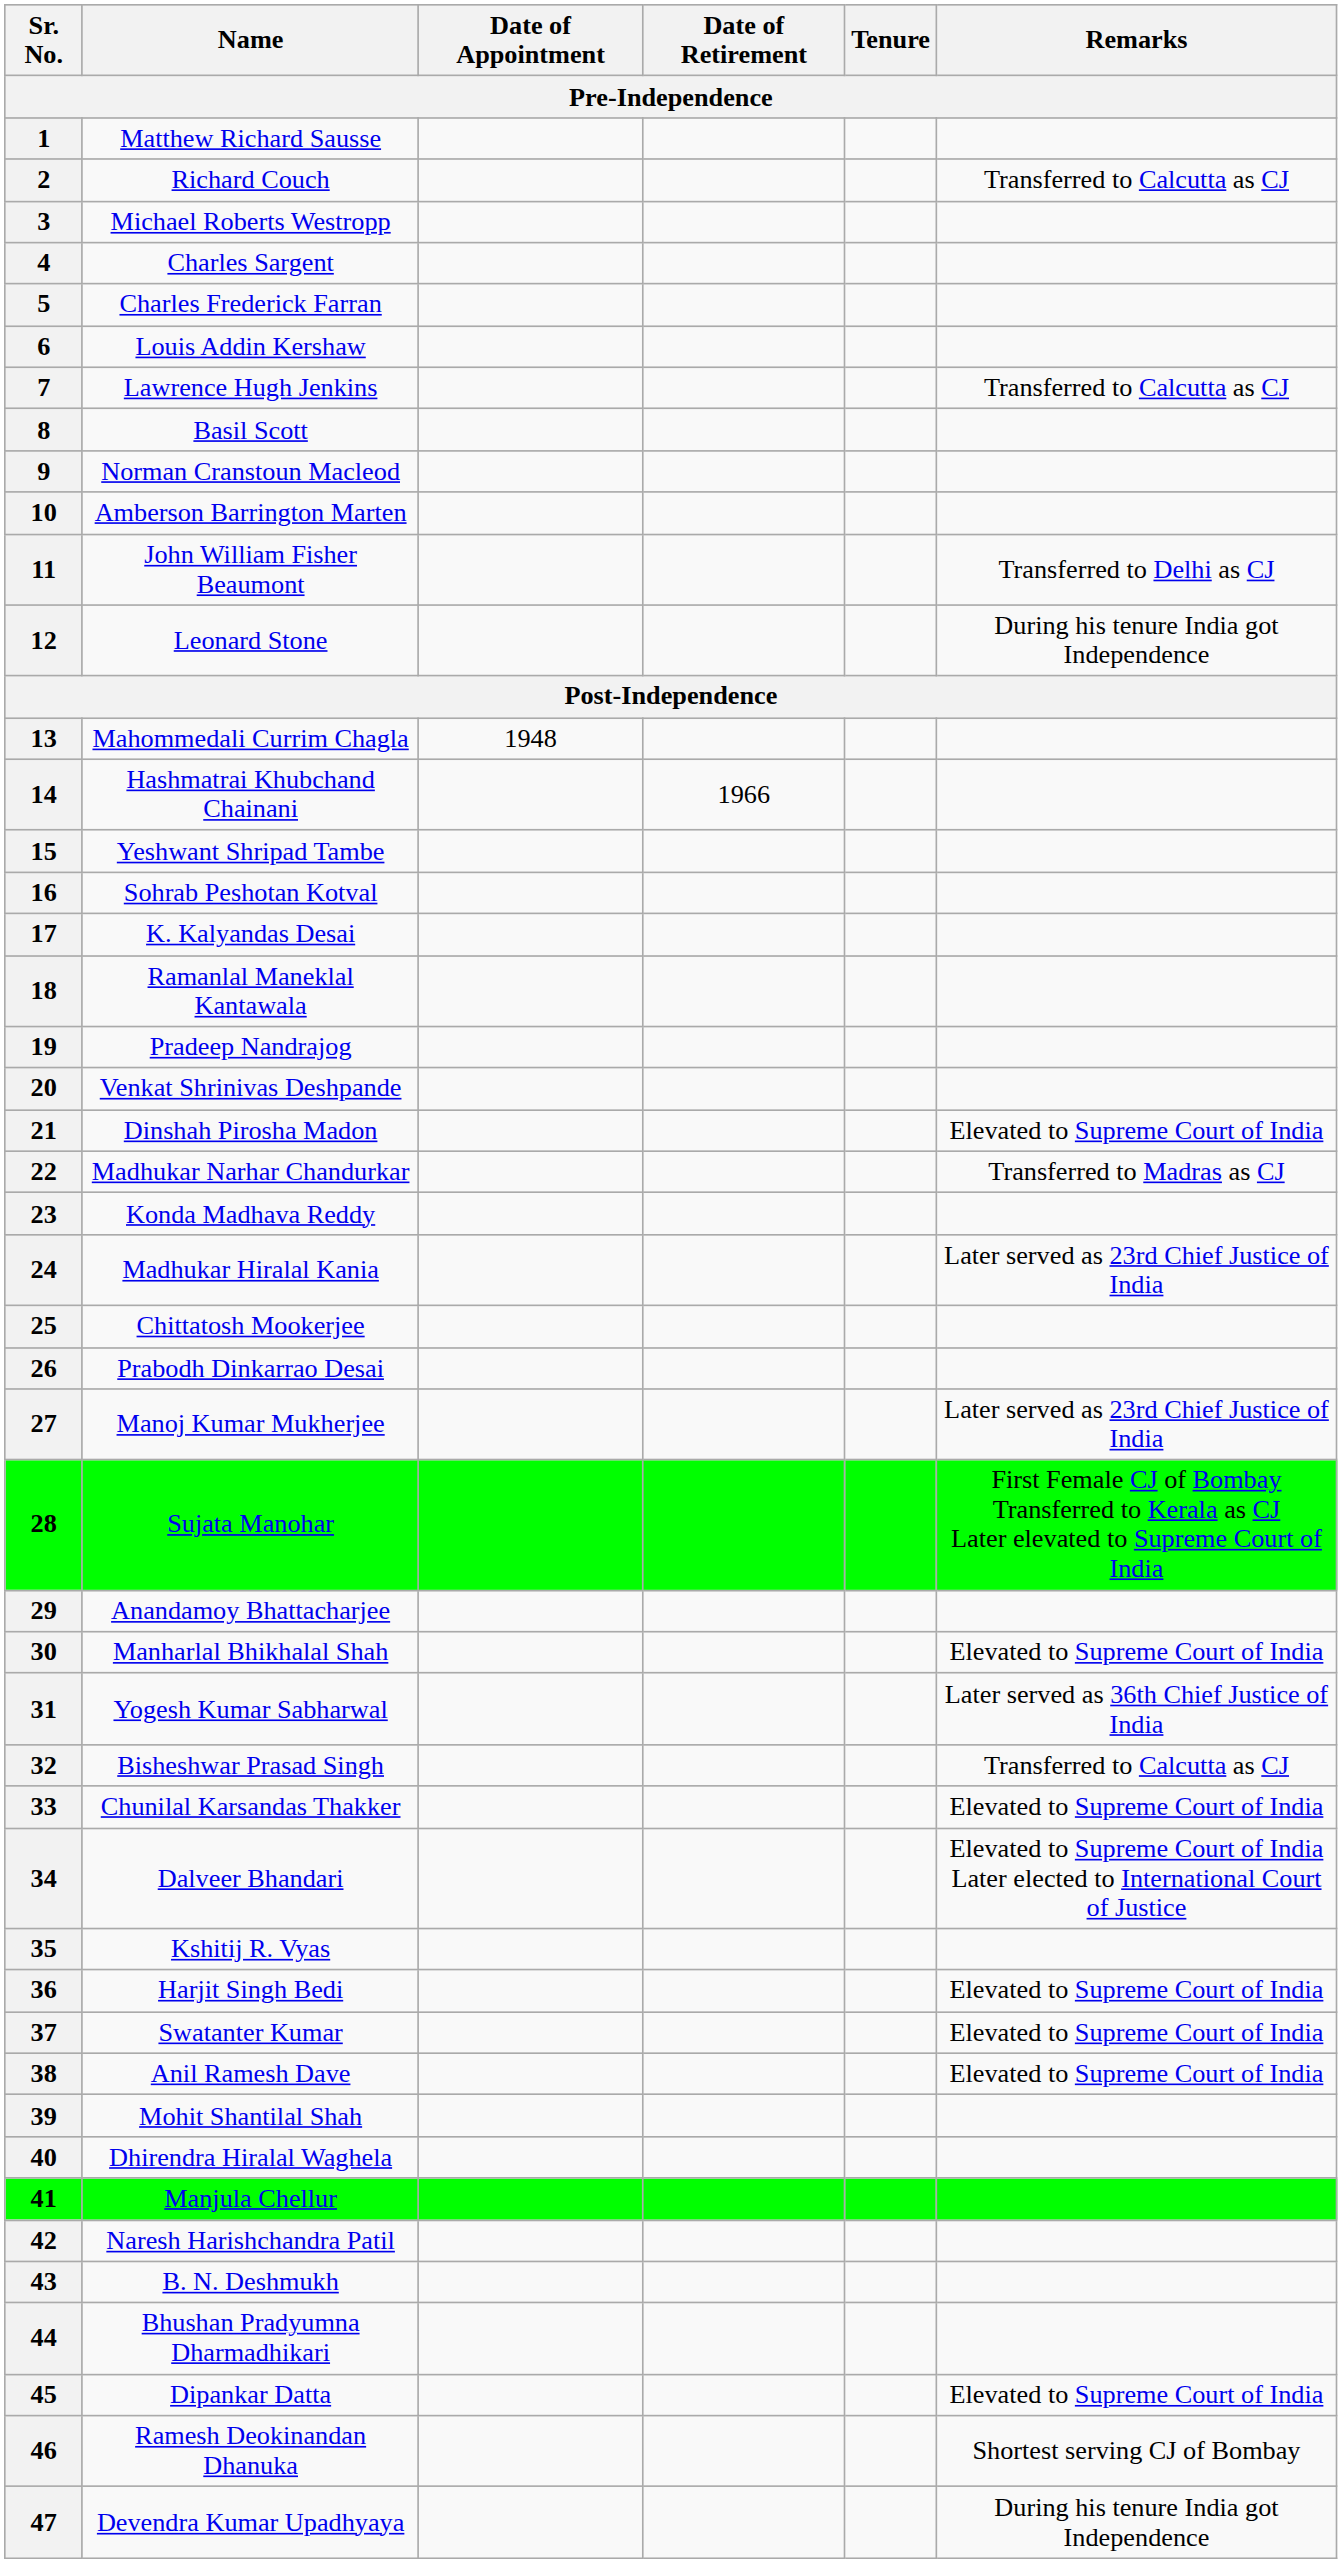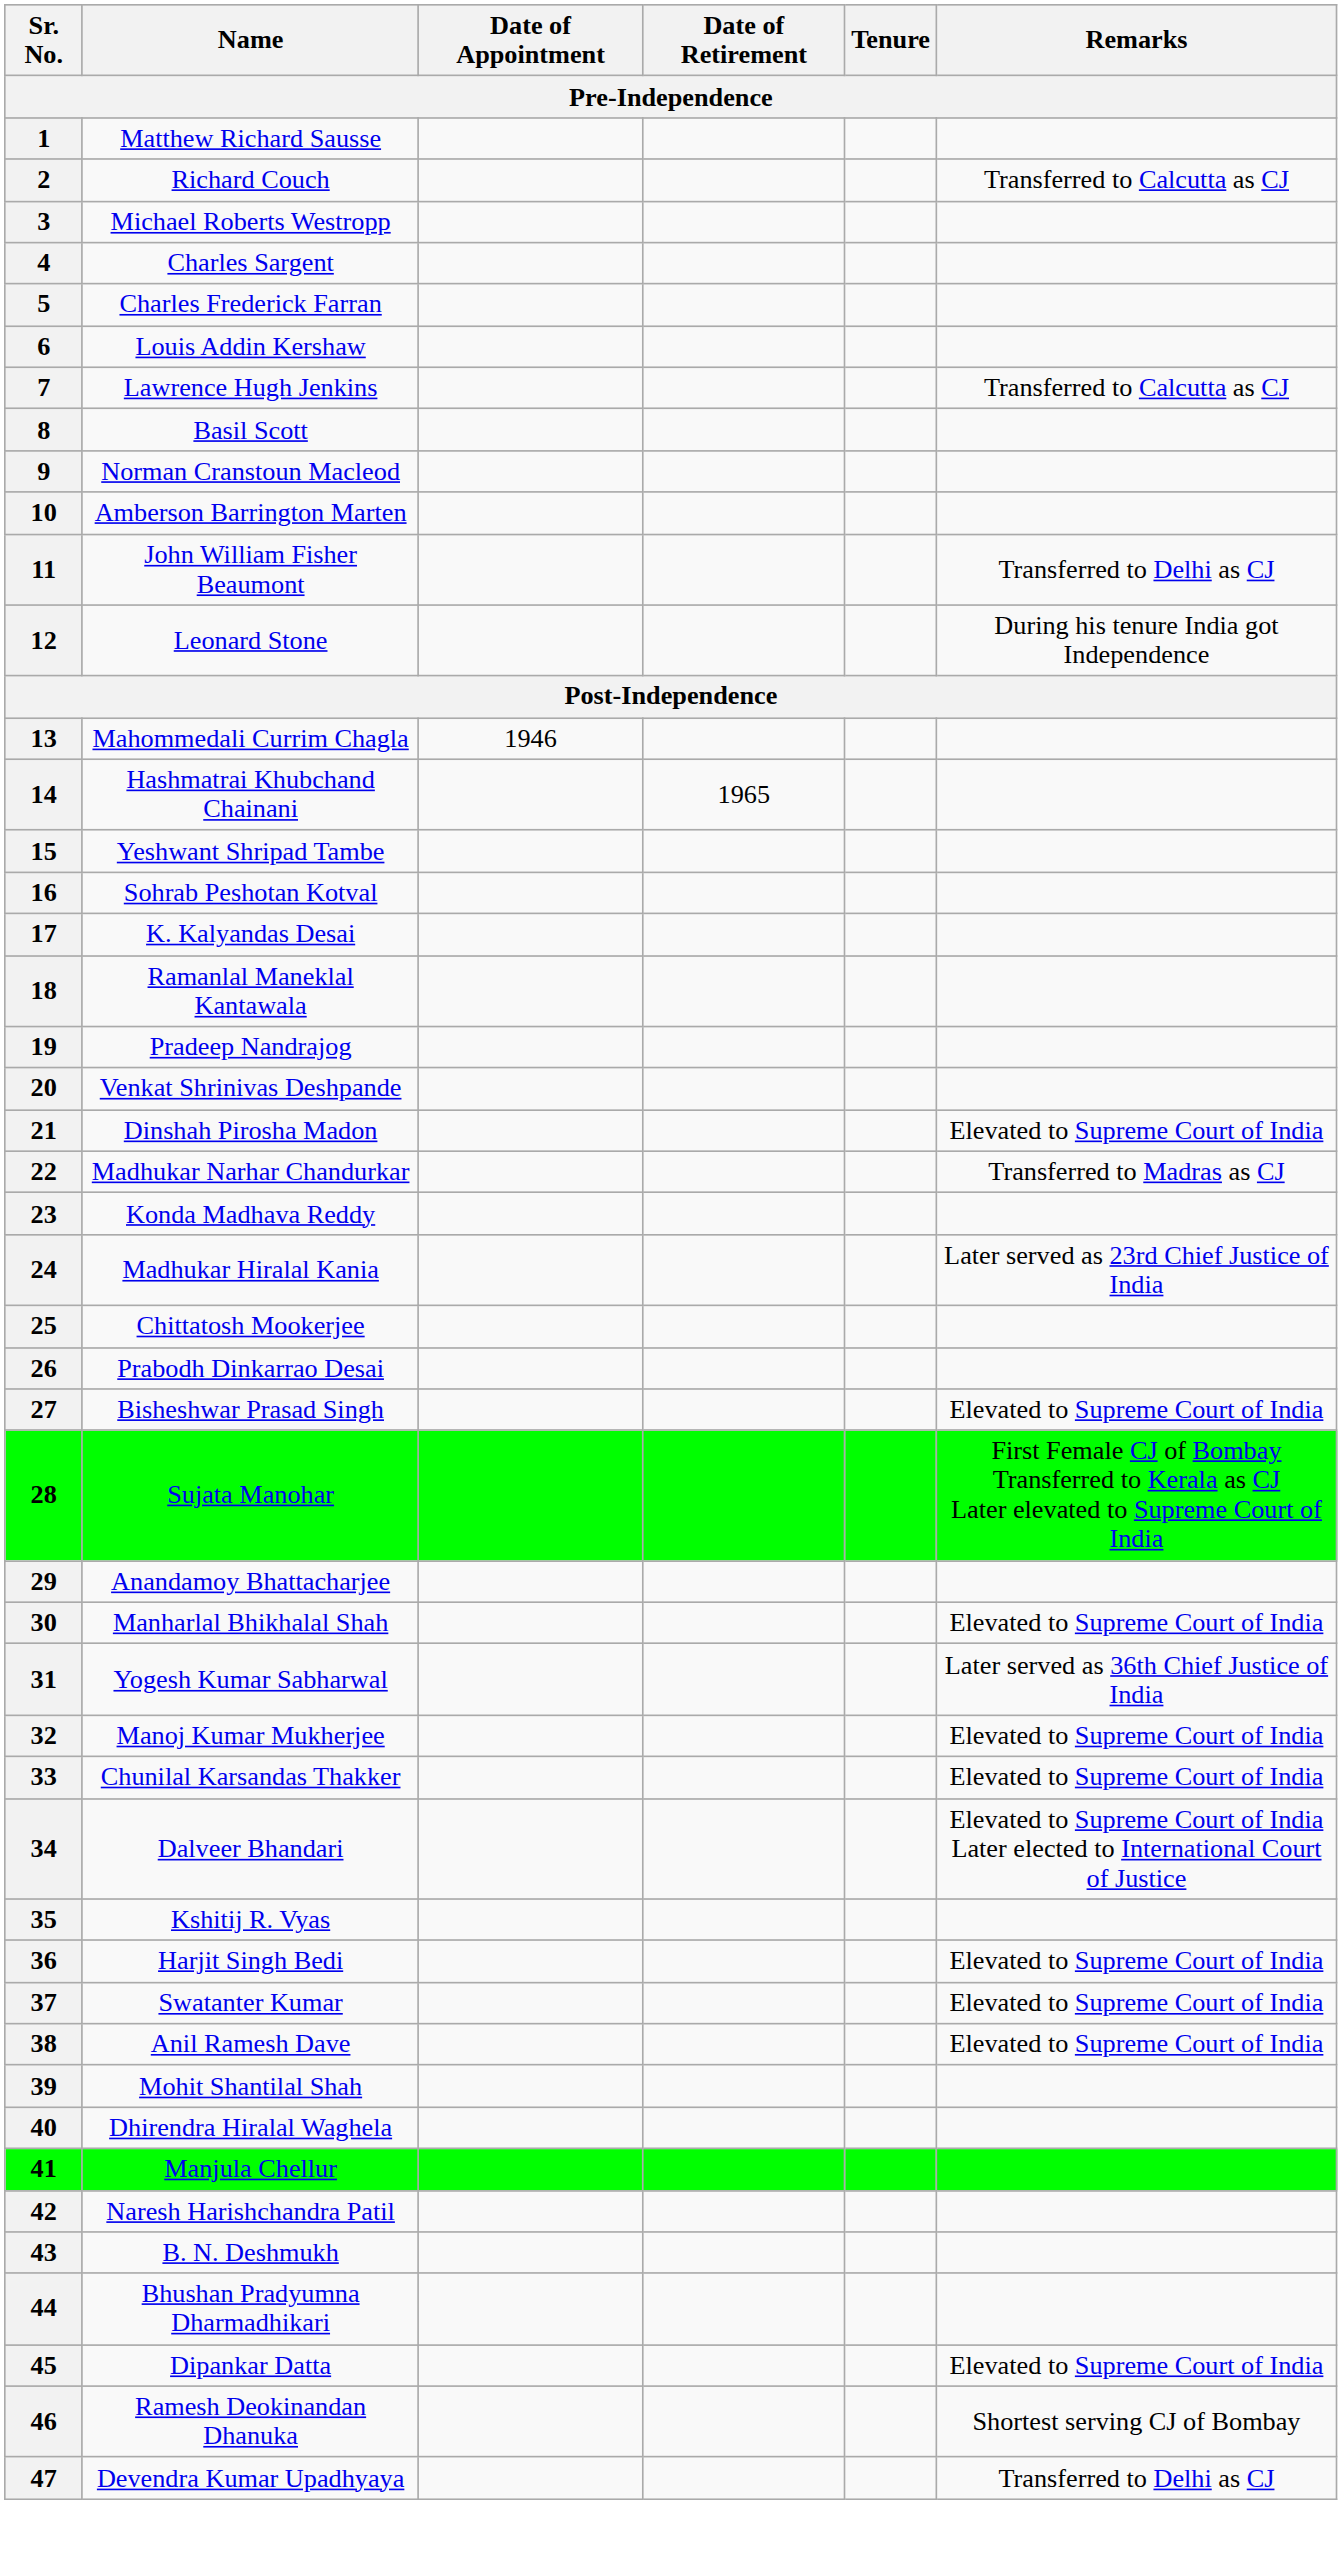(531, 738) 1948 -> (531, 738) 1946
(744, 794) 1966 -> (744, 794) 1965
(251, 1424) Manoj Kumar Mukherjee -> (251, 1409) Bisheshwar Prasad Singh
(1136, 1424) Later served as 23rd Chief Justice of India -> (1136, 1409) Elevated to Supreme Court of India
(251, 1764) Bisheshwar Prasad Singh -> (251, 1735) Manoj Kumar Mukherjee
(1136, 1764) Transferred to Calcutta as CJ -> (1136, 1735) Elevated to Supreme Court of India
(1136, 2522) During his tenure India got Independence -> (1136, 2477) Transferred to Delhi as CJ
